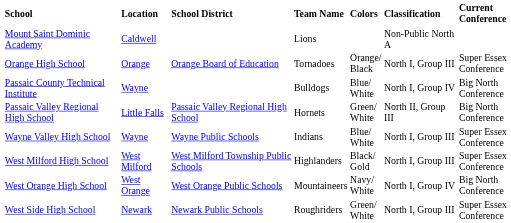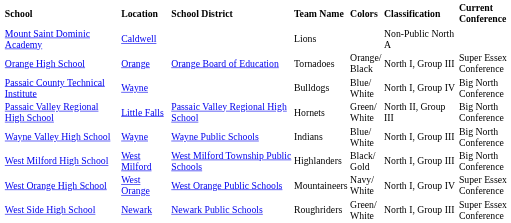(483, 137) Super Essex Conference -> (481, 137) Big North Conference
(483, 161) Super Essex Conference -> (481, 161) Big North Conference
(481, 186) Big North Conference -> (483, 186) Super Essex Conference
